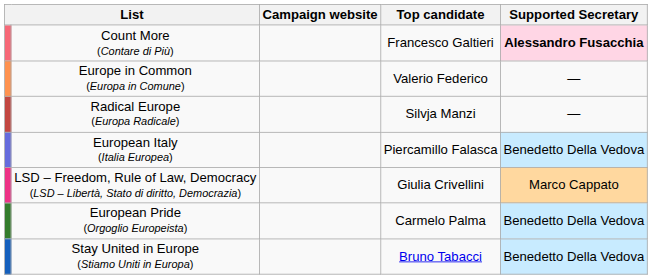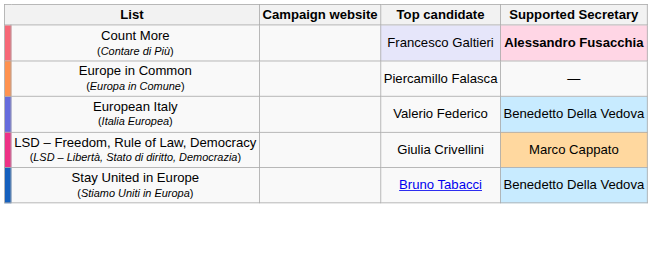(441, 43) no background -> (441, 43) lavender background
(441, 78) Valerio Federico -> (441, 78) Piercamillo Falasca
- row: (135, 114)
(441, 149) Piercamillo Falasca -> (441, 114) Valerio Federico
- row: (135, 220)
